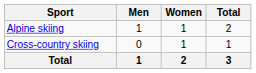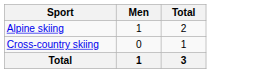- column: (184, 13)
